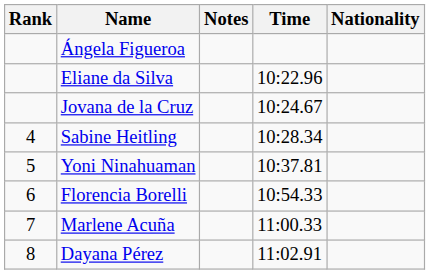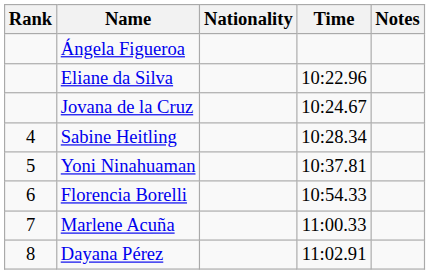columns swapped: (375, 19) <-> (226, 19)
